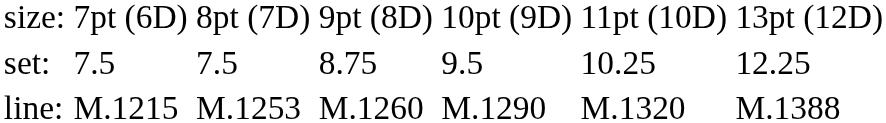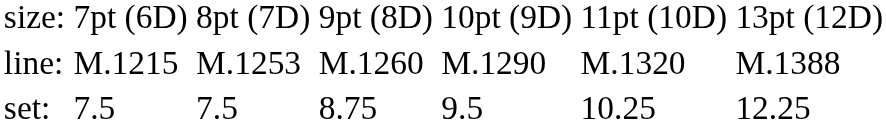rows swapped: (27, 62) <-> (34, 108)
